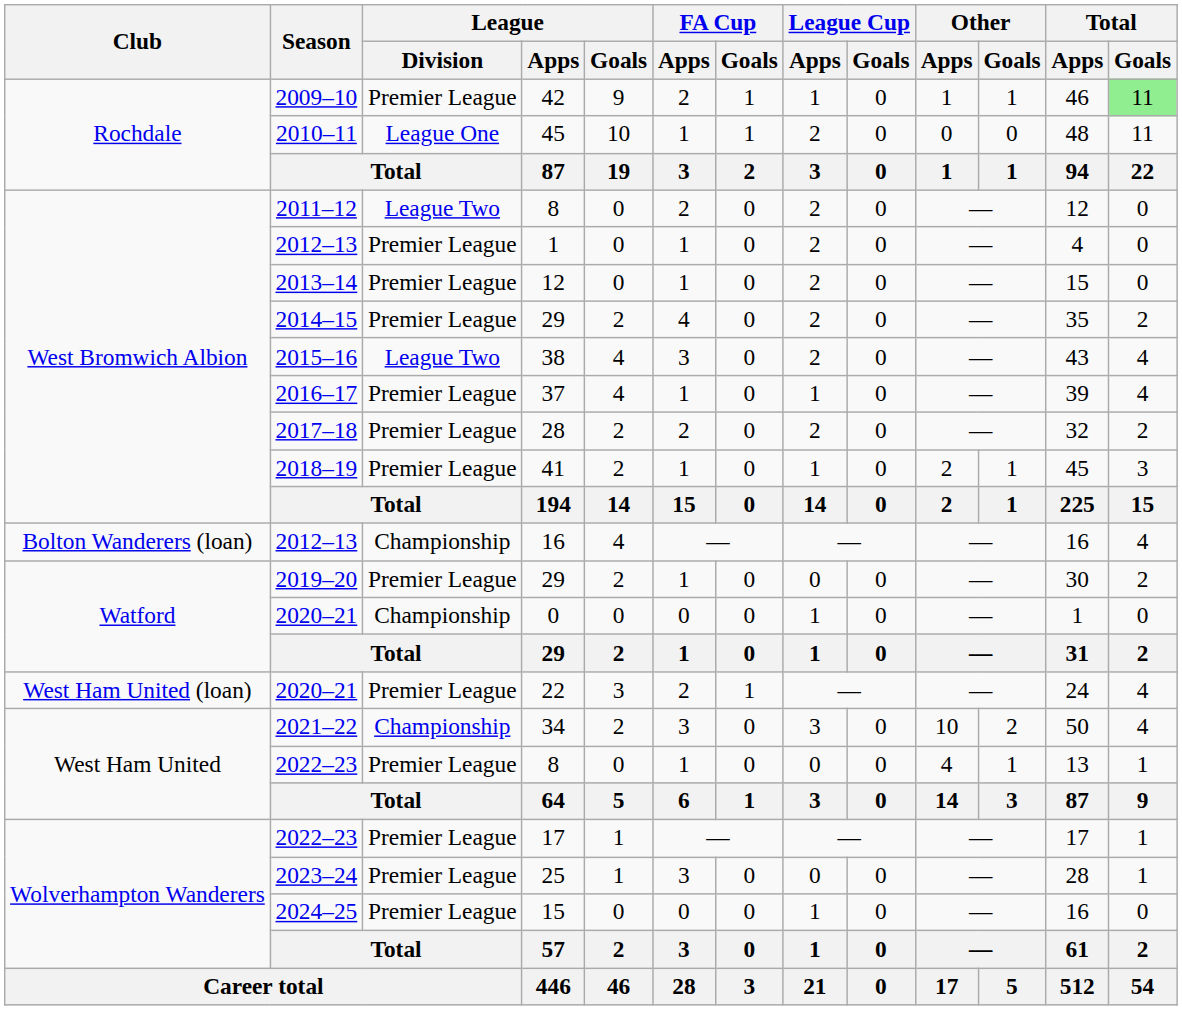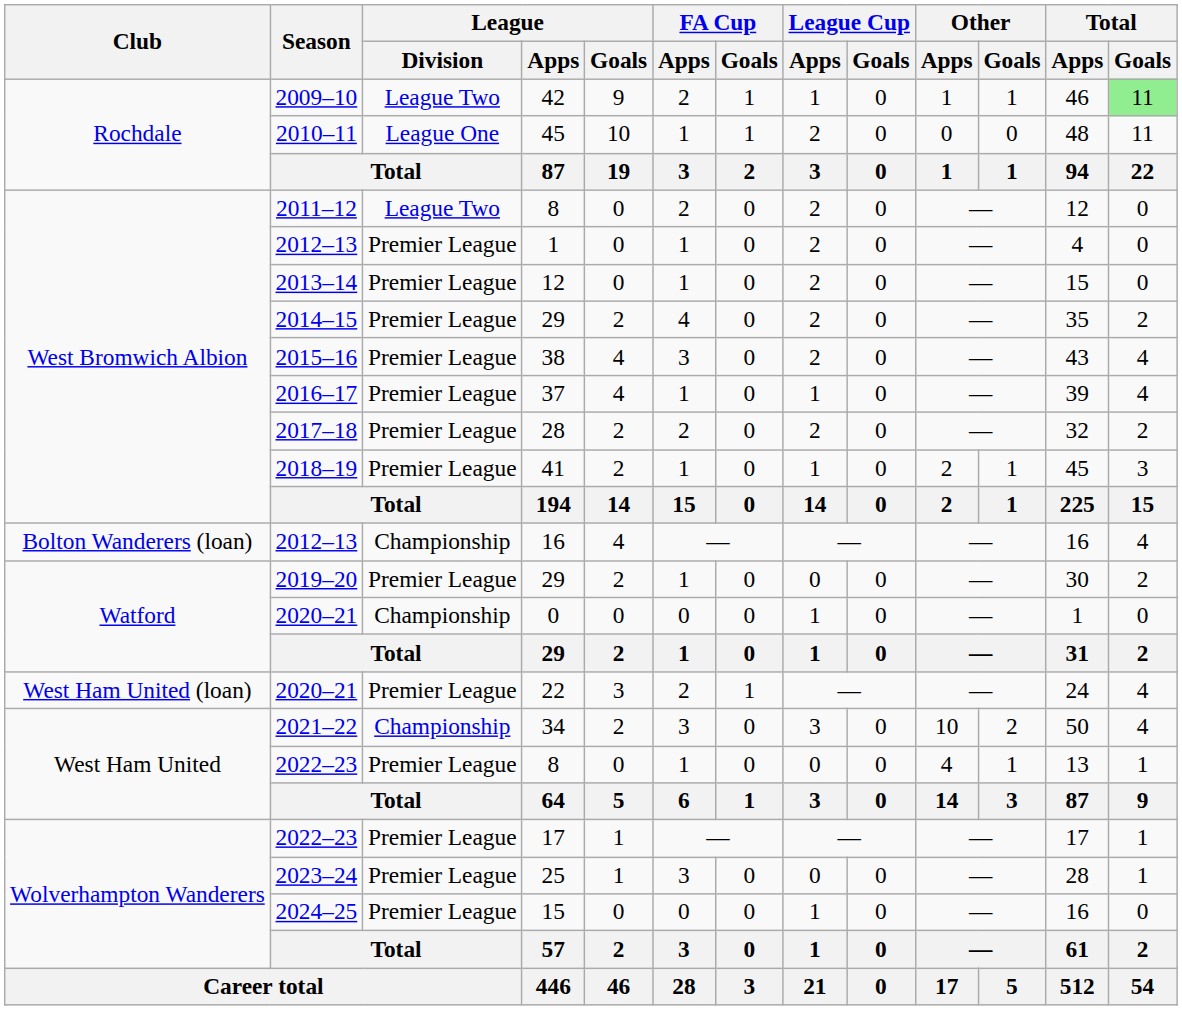(442, 97) Premier League -> (442, 97) League Two
(442, 356) League Two -> (442, 356) Premier League
